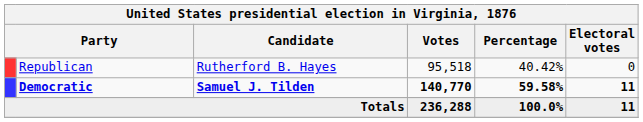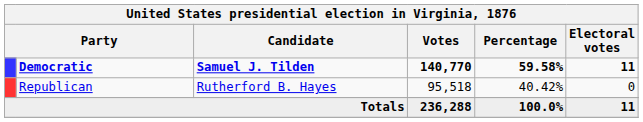rows swapped: (56, 88) <-> (56, 68)
